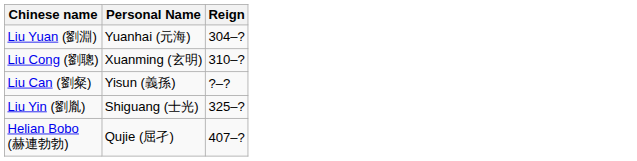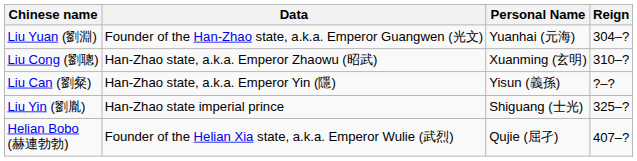+ column: (294, 14)
